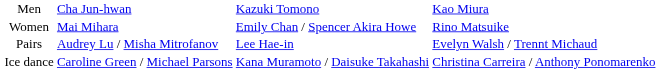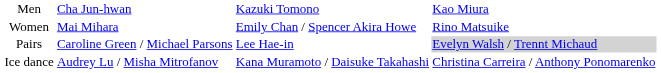(138, 44) Audrey Lu / Misha Mitrofanov -> (145, 44) Caroline Green / Michael Parsons
(515, 44) no background -> (515, 44) lightgrey background
(145, 62) Caroline Green / Michael Parsons -> (138, 62) Audrey Lu / Misha Mitrofanov
